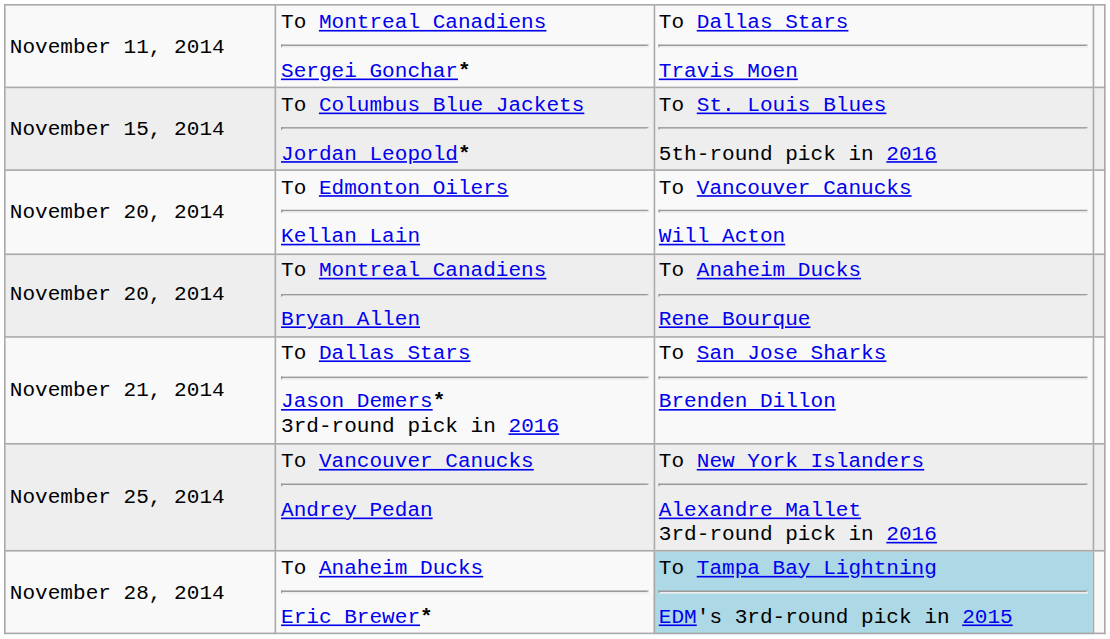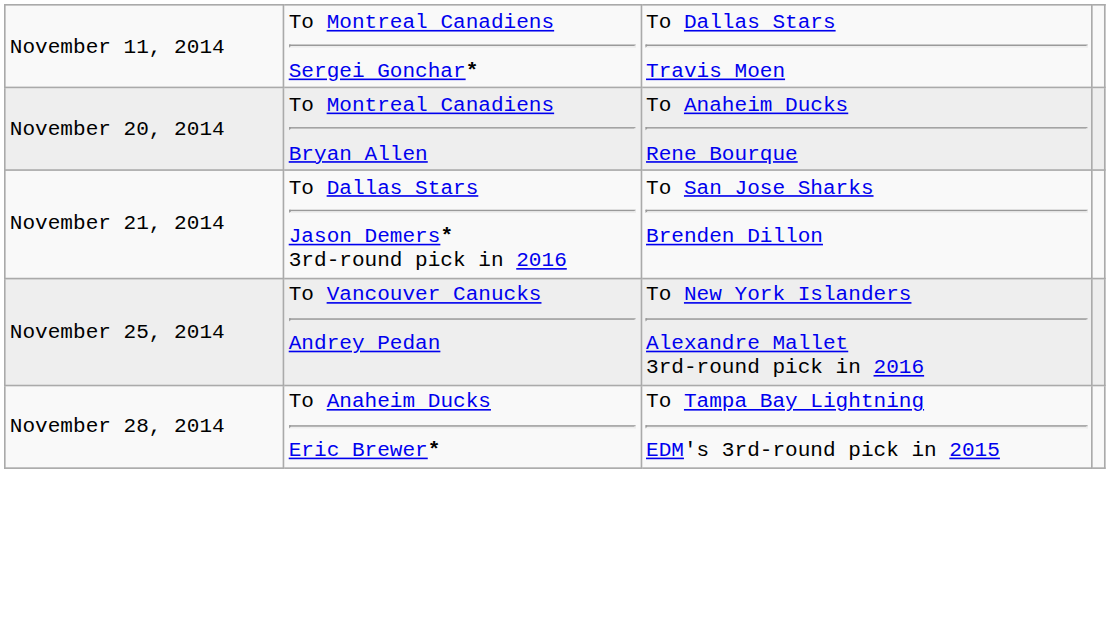- row: (465, 129)
- row: (465, 212)
(873, 592) lightblue background -> (867, 427) no background
